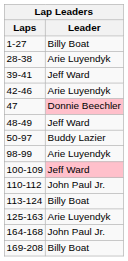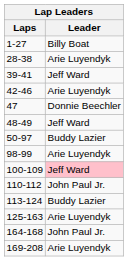(84, 106) pink background -> (84, 106) no background
(68, 201) Billy Boat -> (77, 201) Buddy Lazier
(68, 248) Billy Boat -> (79, 248) Arie Luyendyk
